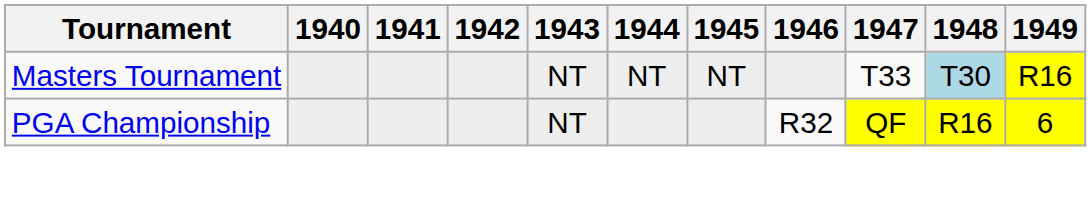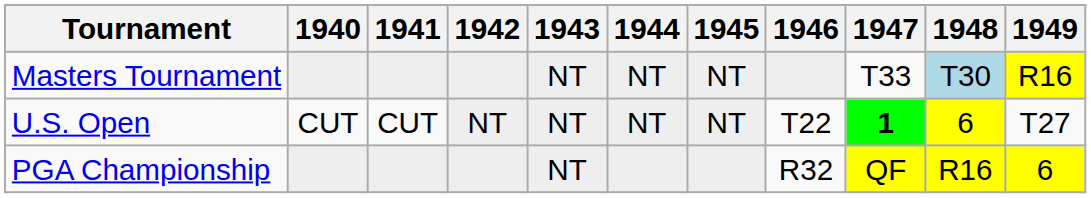+ row: (81, 122)
